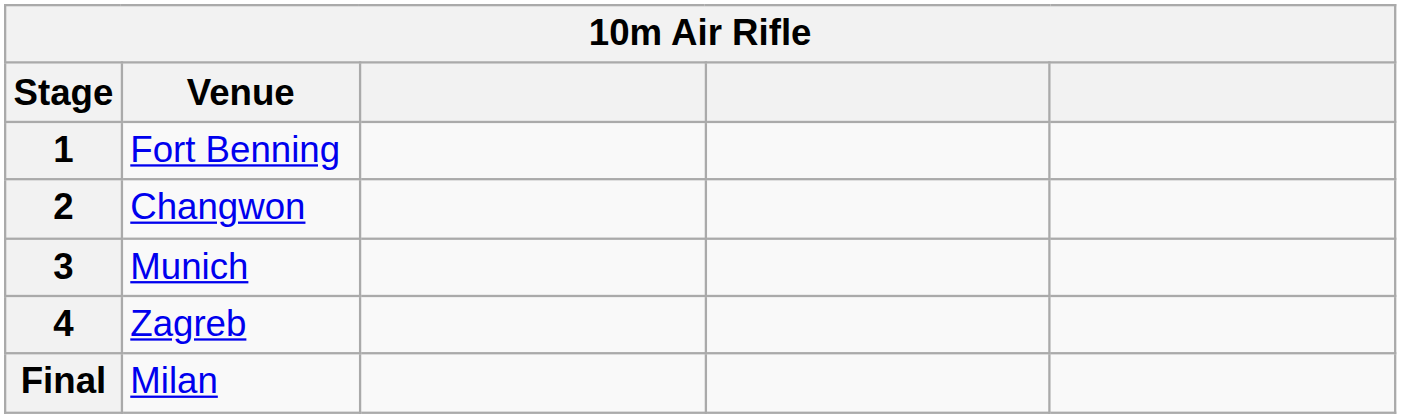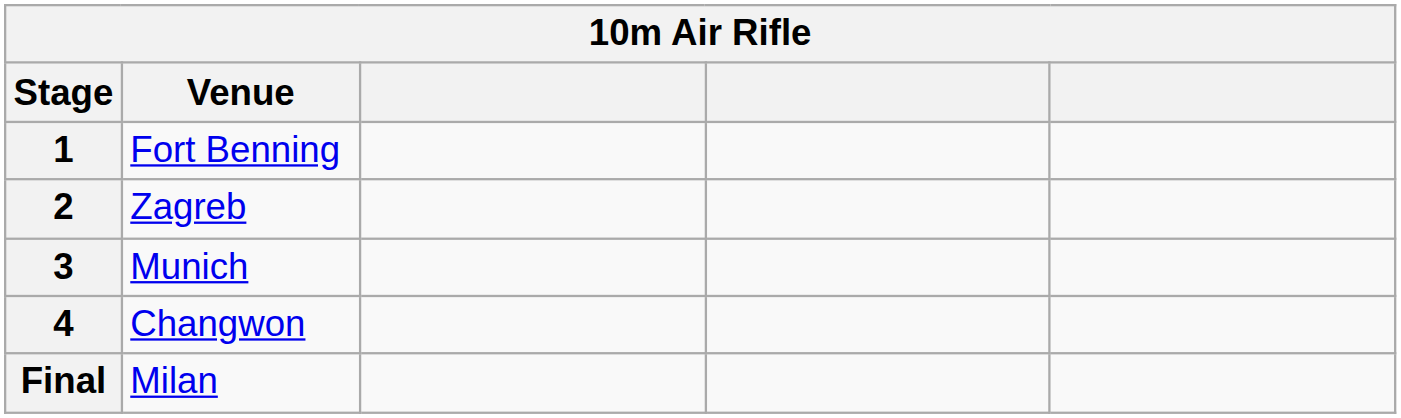(218, 207) Changwon -> (188, 207) Zagreb
(188, 324) Zagreb -> (218, 324) Changwon
